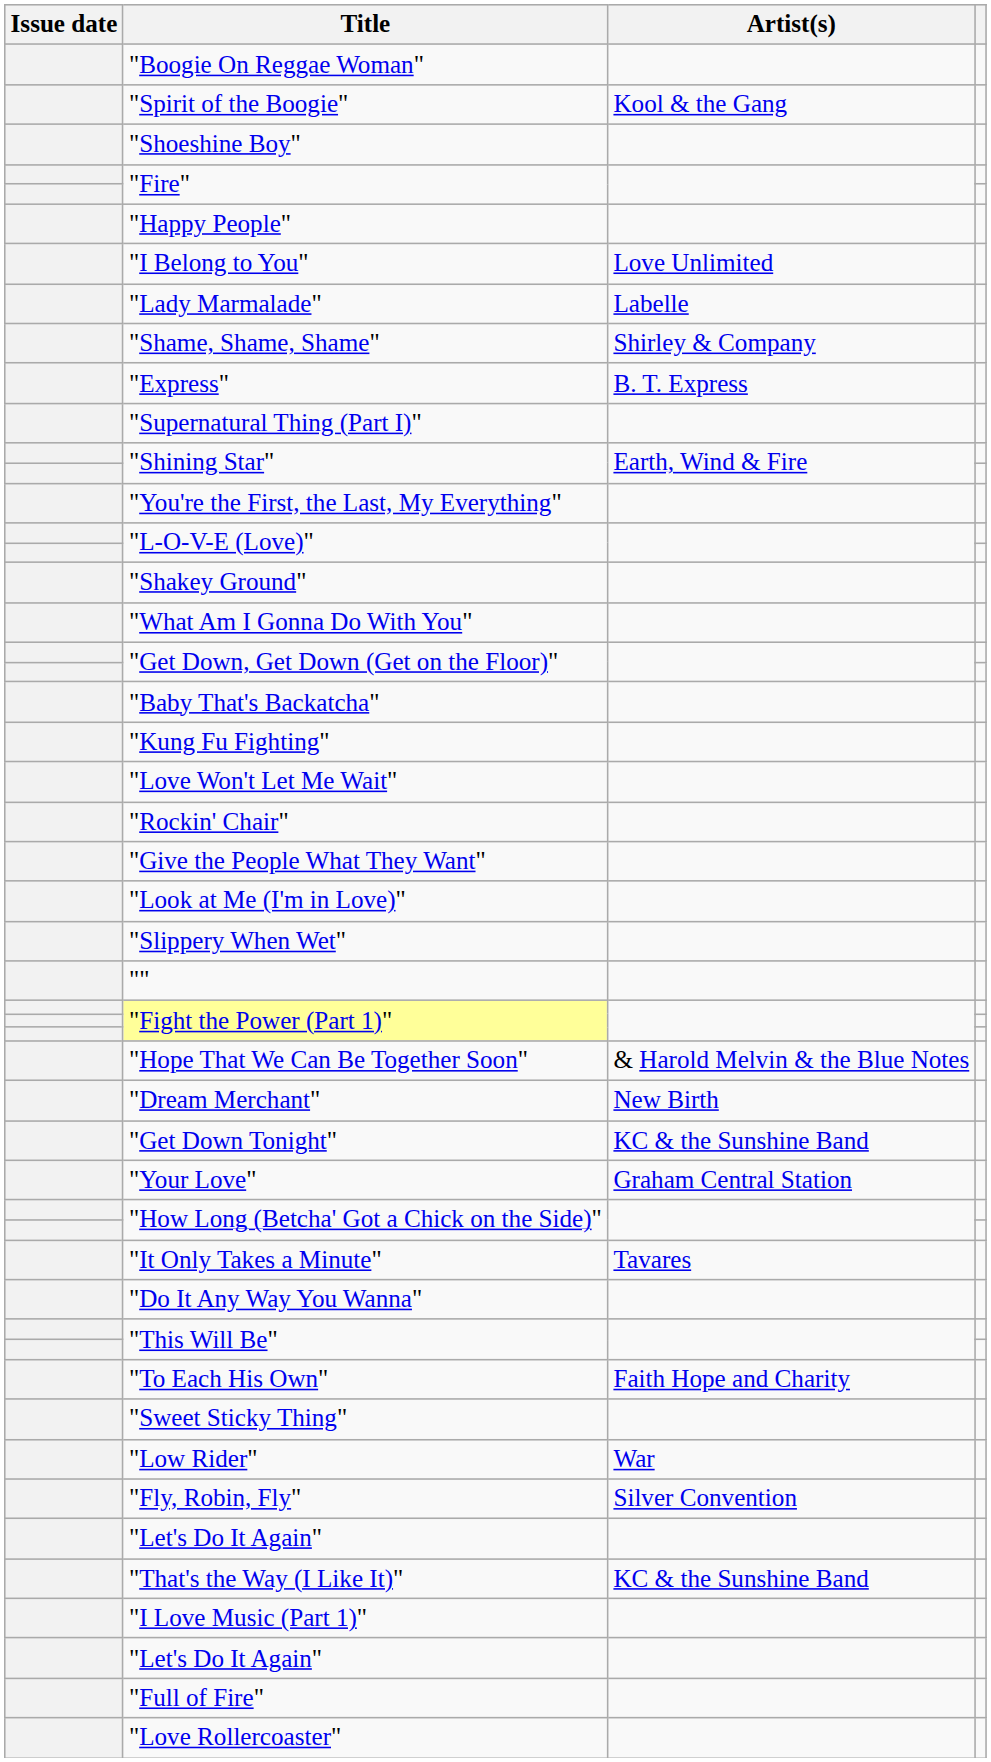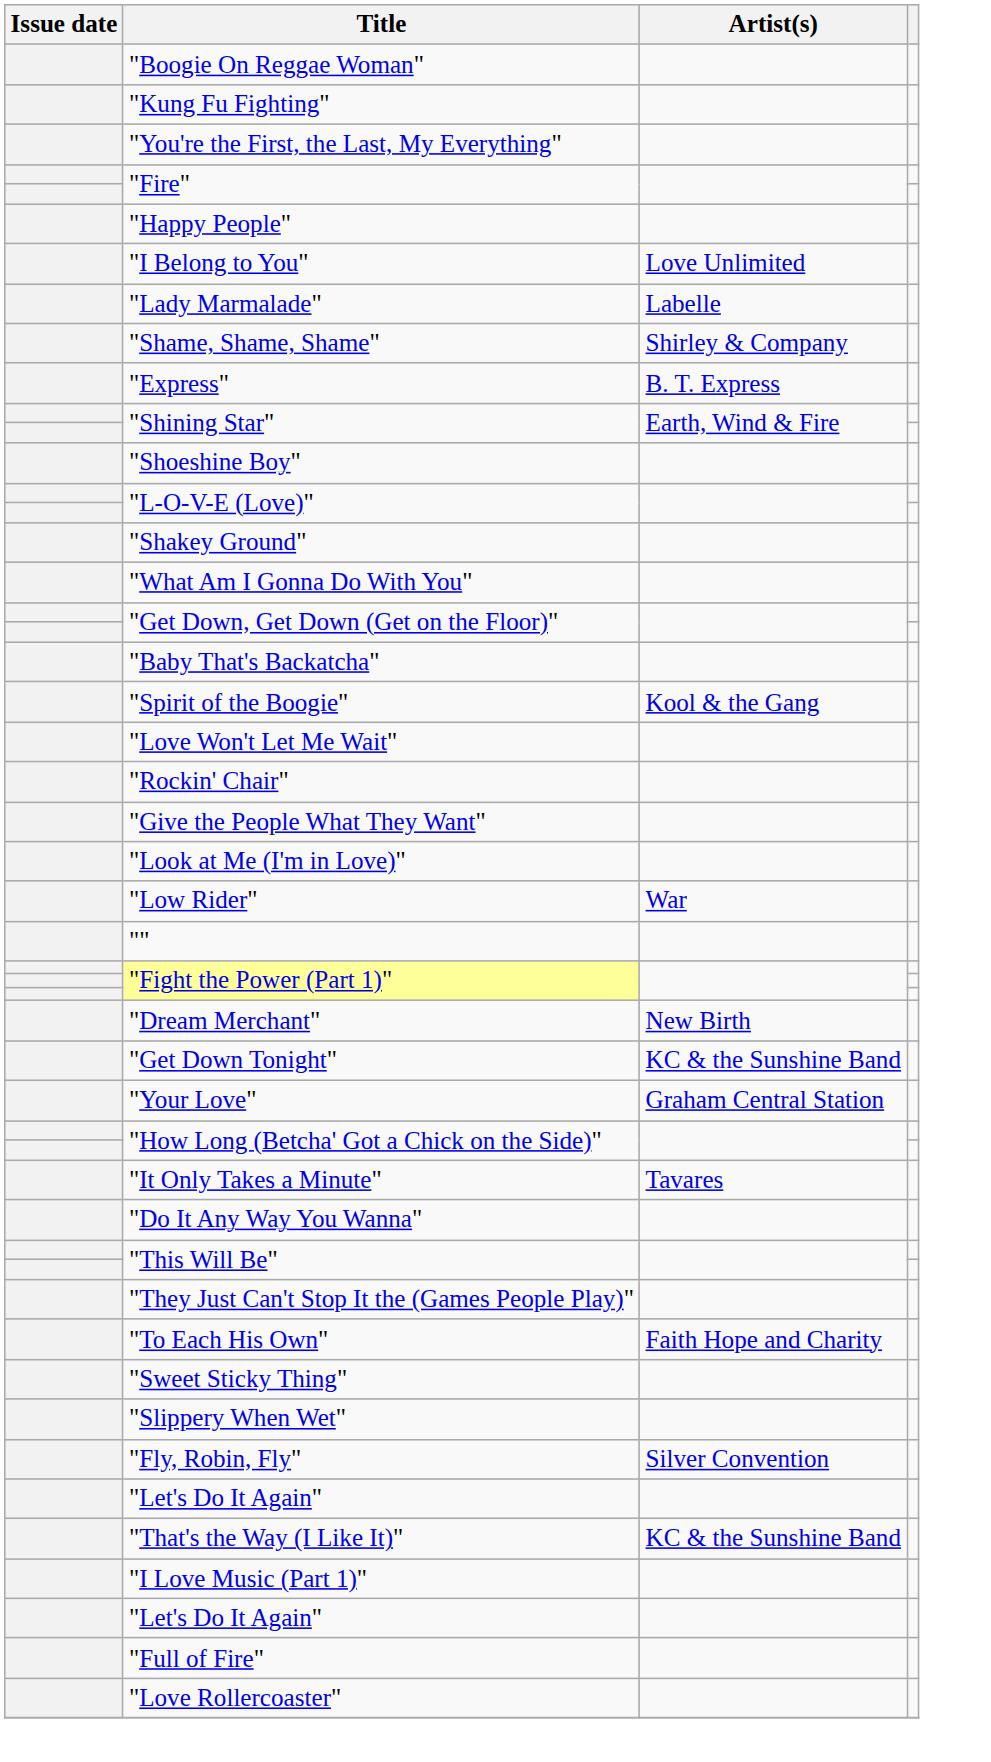rows swapped: (229, 741) <-> (239, 104)
rows swapped: (345, 502) <-> (215, 143)
- row: (275, 422)
rows swapped: (237, 940) <-> (193, 1458)
- row: (328, 1060)
+ row: (381, 1299)
